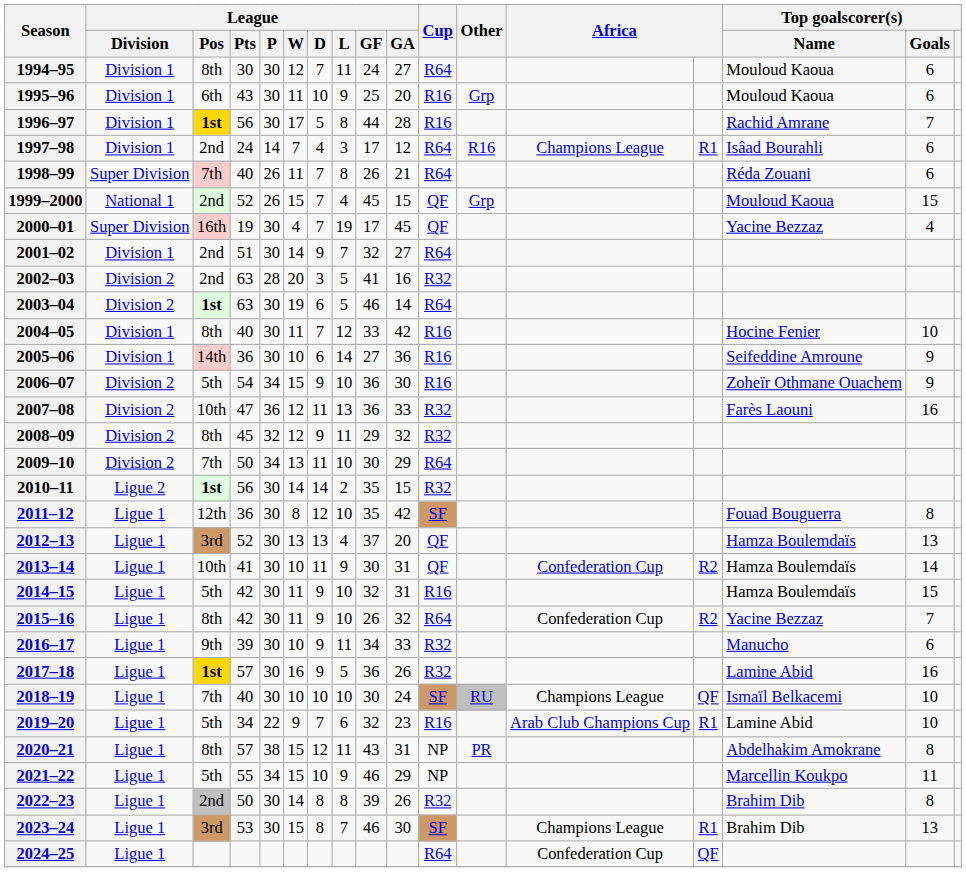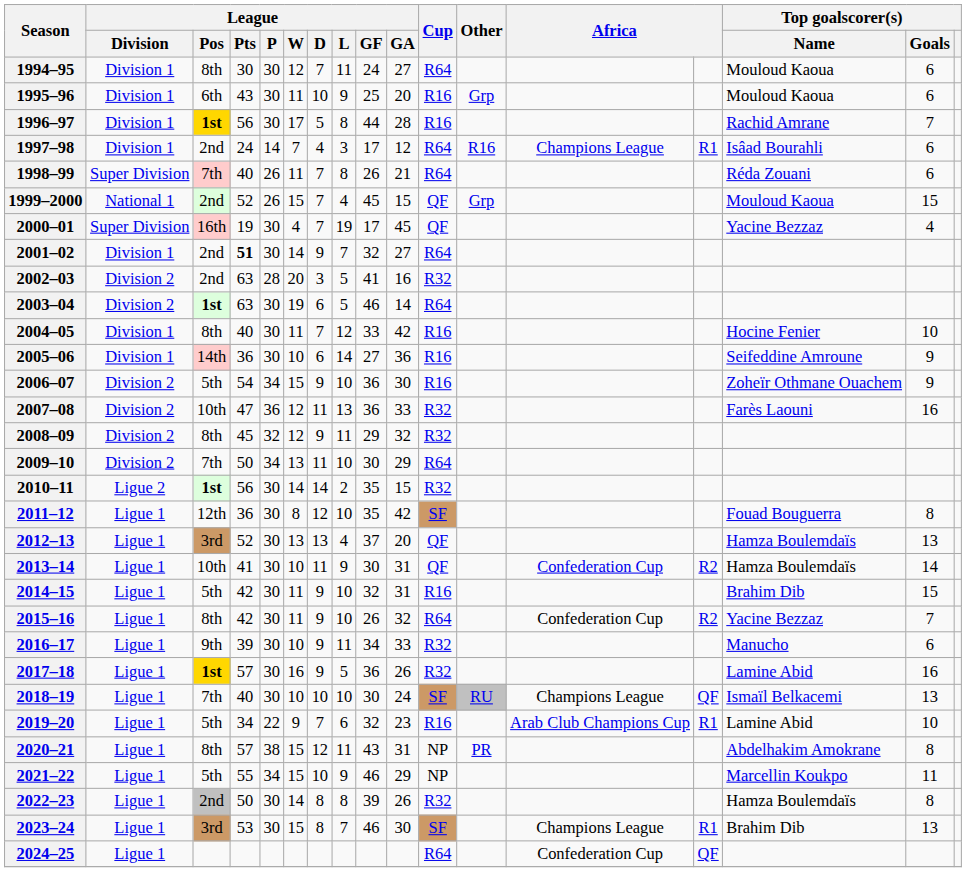(245, 252) normal -> (245, 252) bold
(791, 592) Hamza Boulemdaïs -> (765, 592) Brahim Dib
(930, 697) 10 -> (930, 697) 13
(765, 801) Brahim Dib -> (791, 801) Hamza Boulemdaïs
